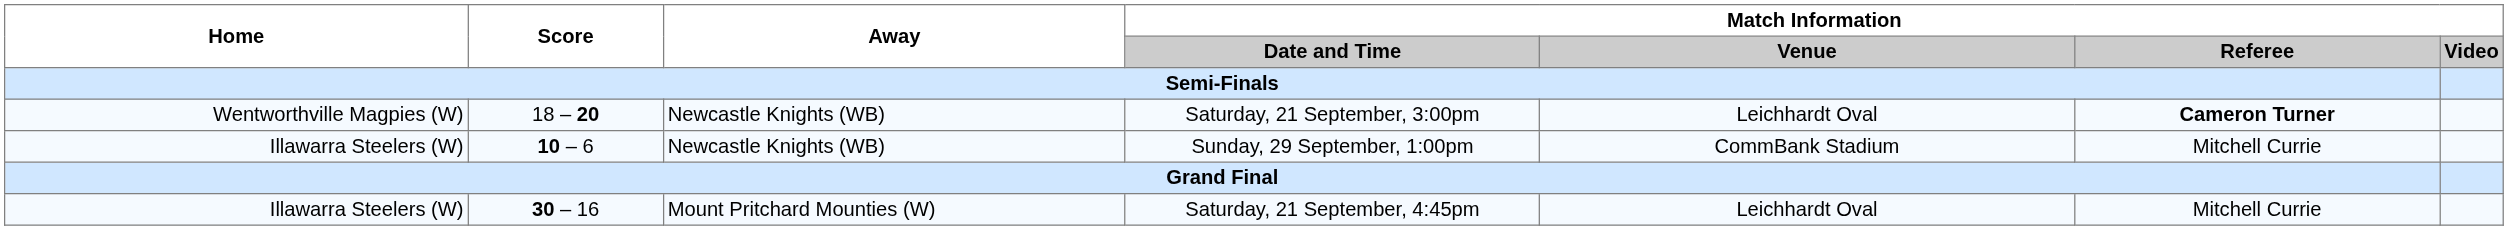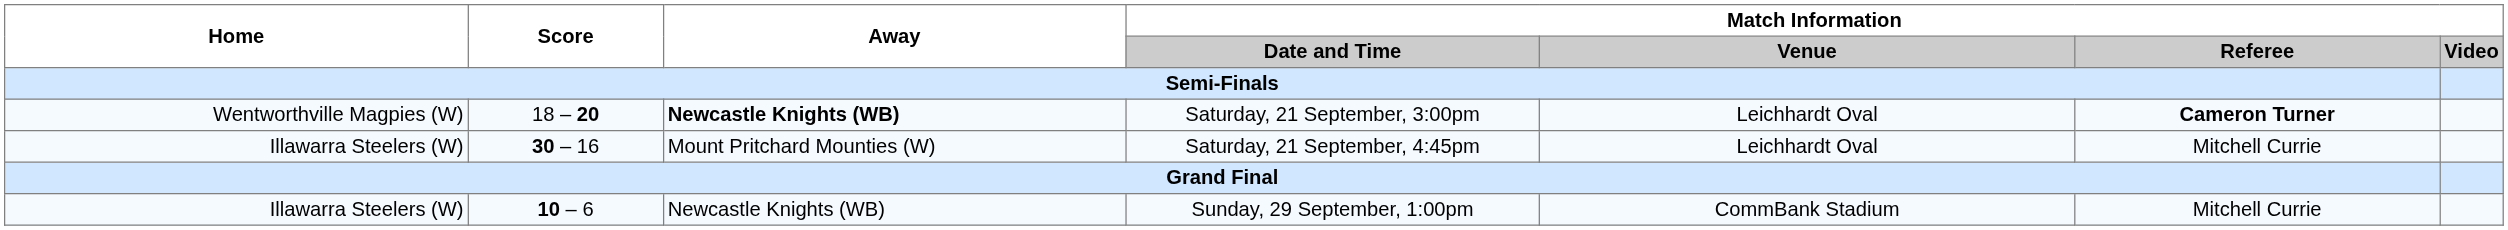(776, 114) normal -> (784, 114) bold
rows swapped: (1332, 209) <-> (1332, 146)
